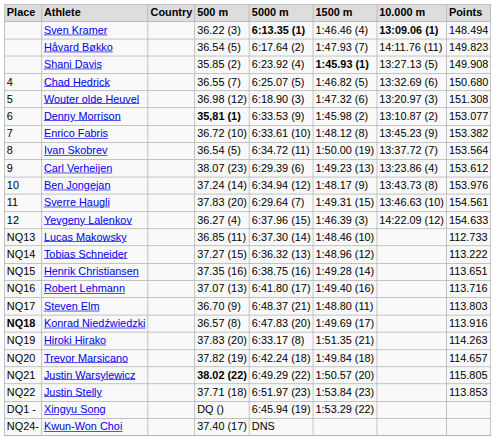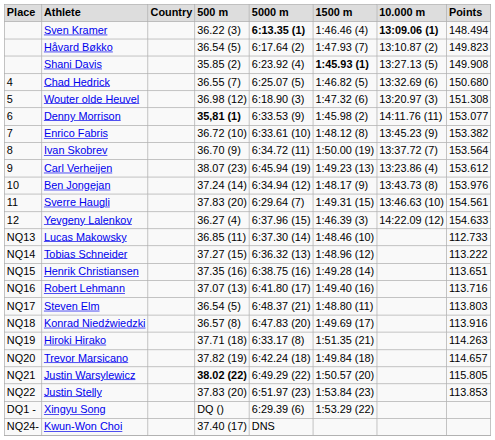(411, 47) 14:11.76 (11) -> (409, 47) 13:10.87 (2)
(409, 116) 13:10.87 (2) -> (411, 116) 14:11.76 (11)
(219, 151) 36.54 (5) -> (219, 151) 36.70 (9)
(278, 168) 6:29.39 (6) -> (281, 168) 6:45.94 (19)
(219, 306) 36.70 (9) -> (219, 306) 36.54 (5)
(21, 323) bold -> (21, 323) normal
(222, 340) 37.83 (20) -> (222, 340) 37.71 (18)
(222, 392) 37.71 (18) -> (222, 392) 37.83 (20)
(281, 409) 6:45.94 (19) -> (278, 409) 6:29.39 (6)
